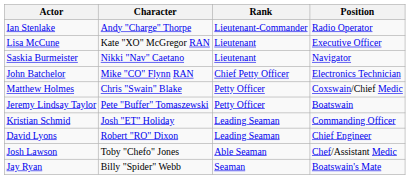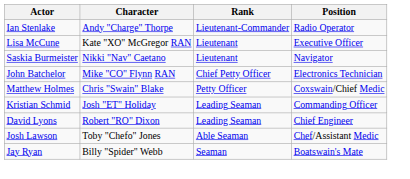- row: (51, 105)
